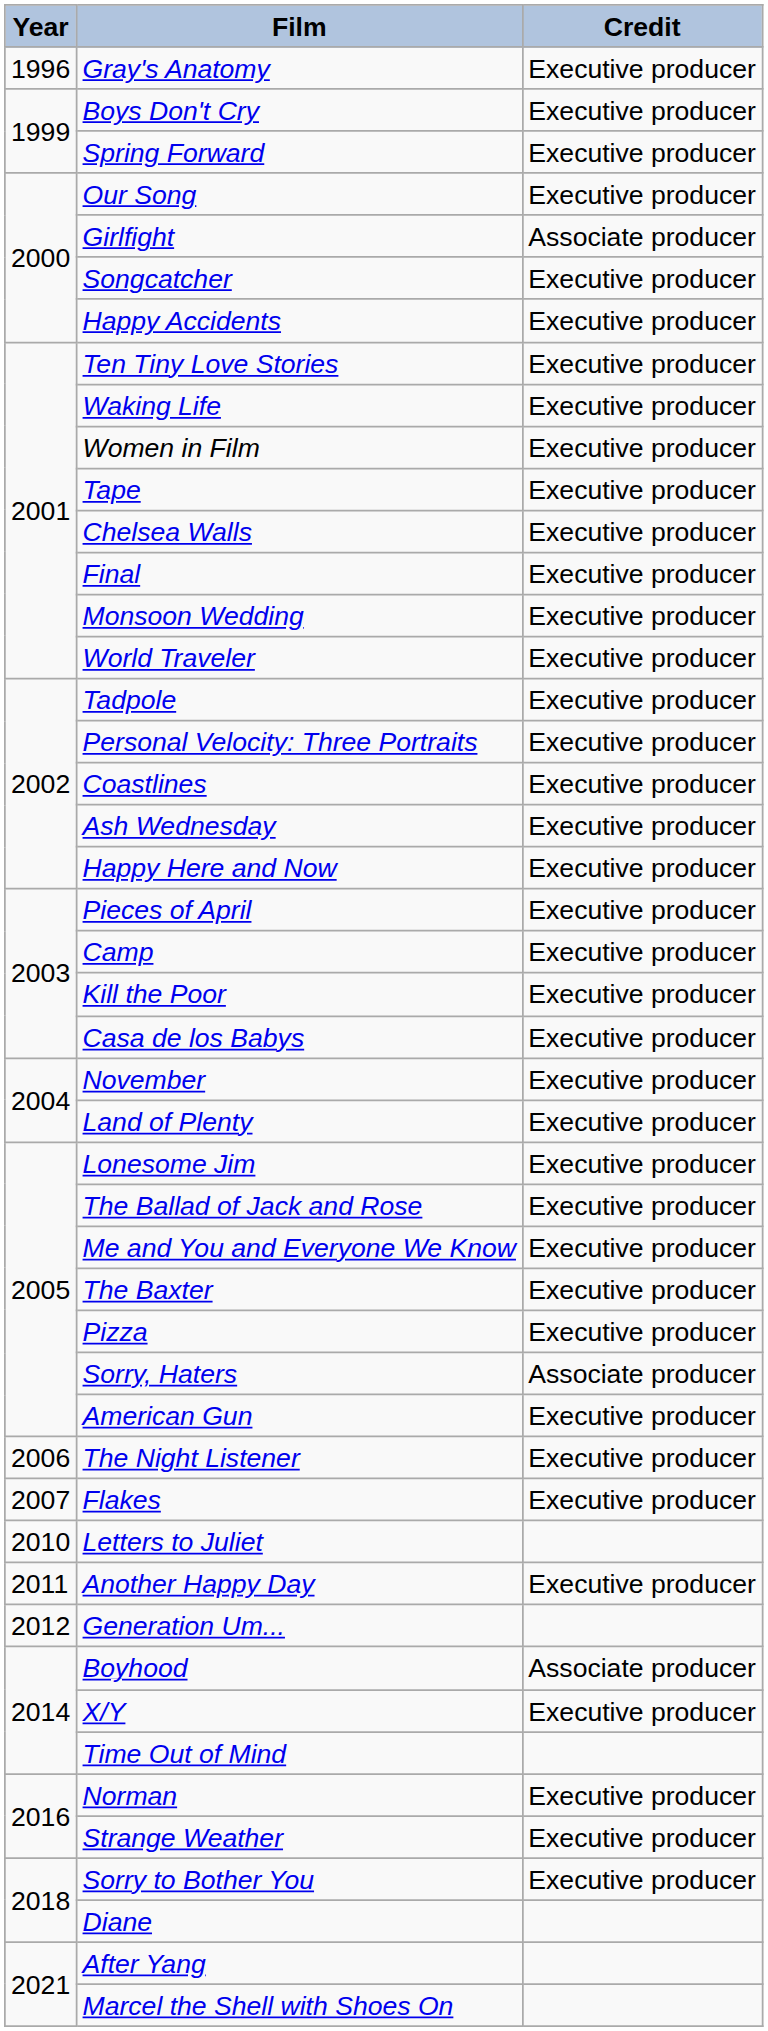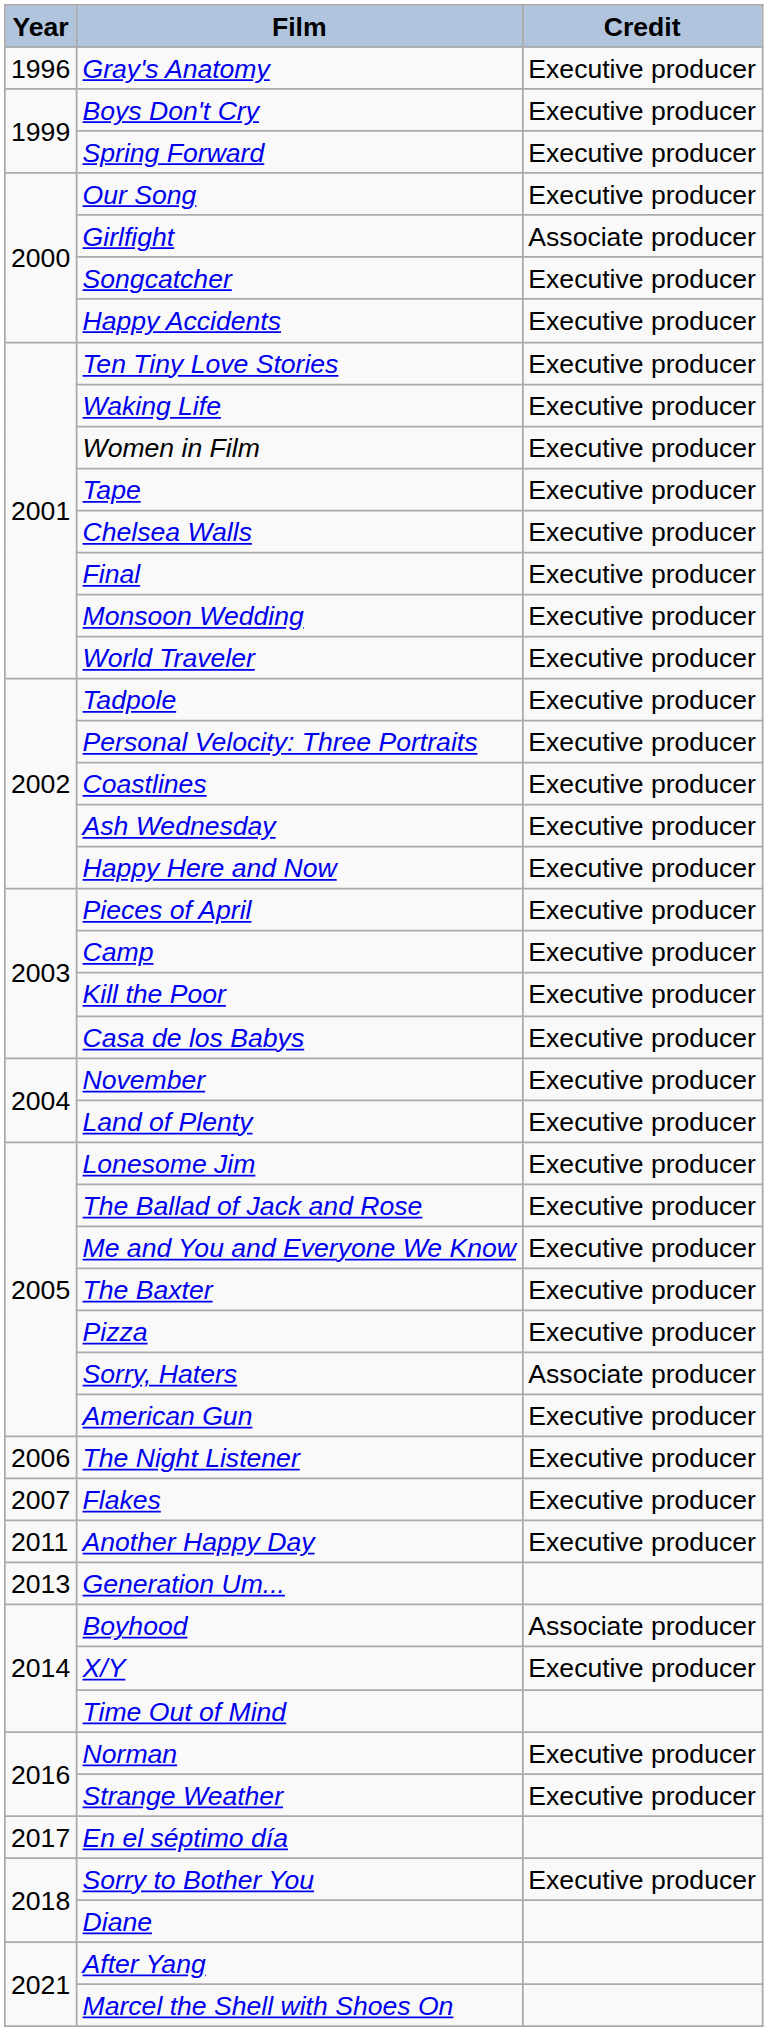- row: (173, 1542)
(41, 1626) 2012 -> (41, 1584) 2013
+ row: (185, 1837)
